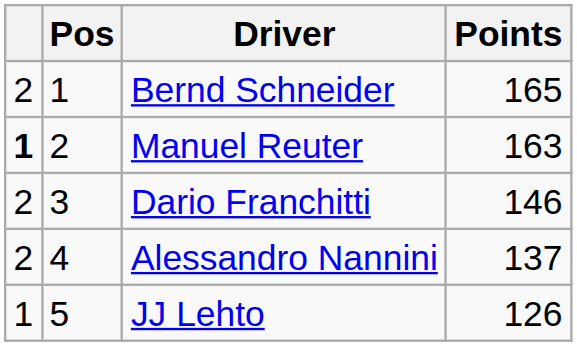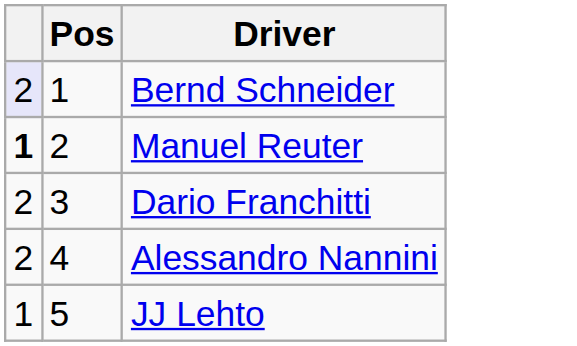- column: (508, 33)
(23, 89) no background -> (23, 89) lavender background
